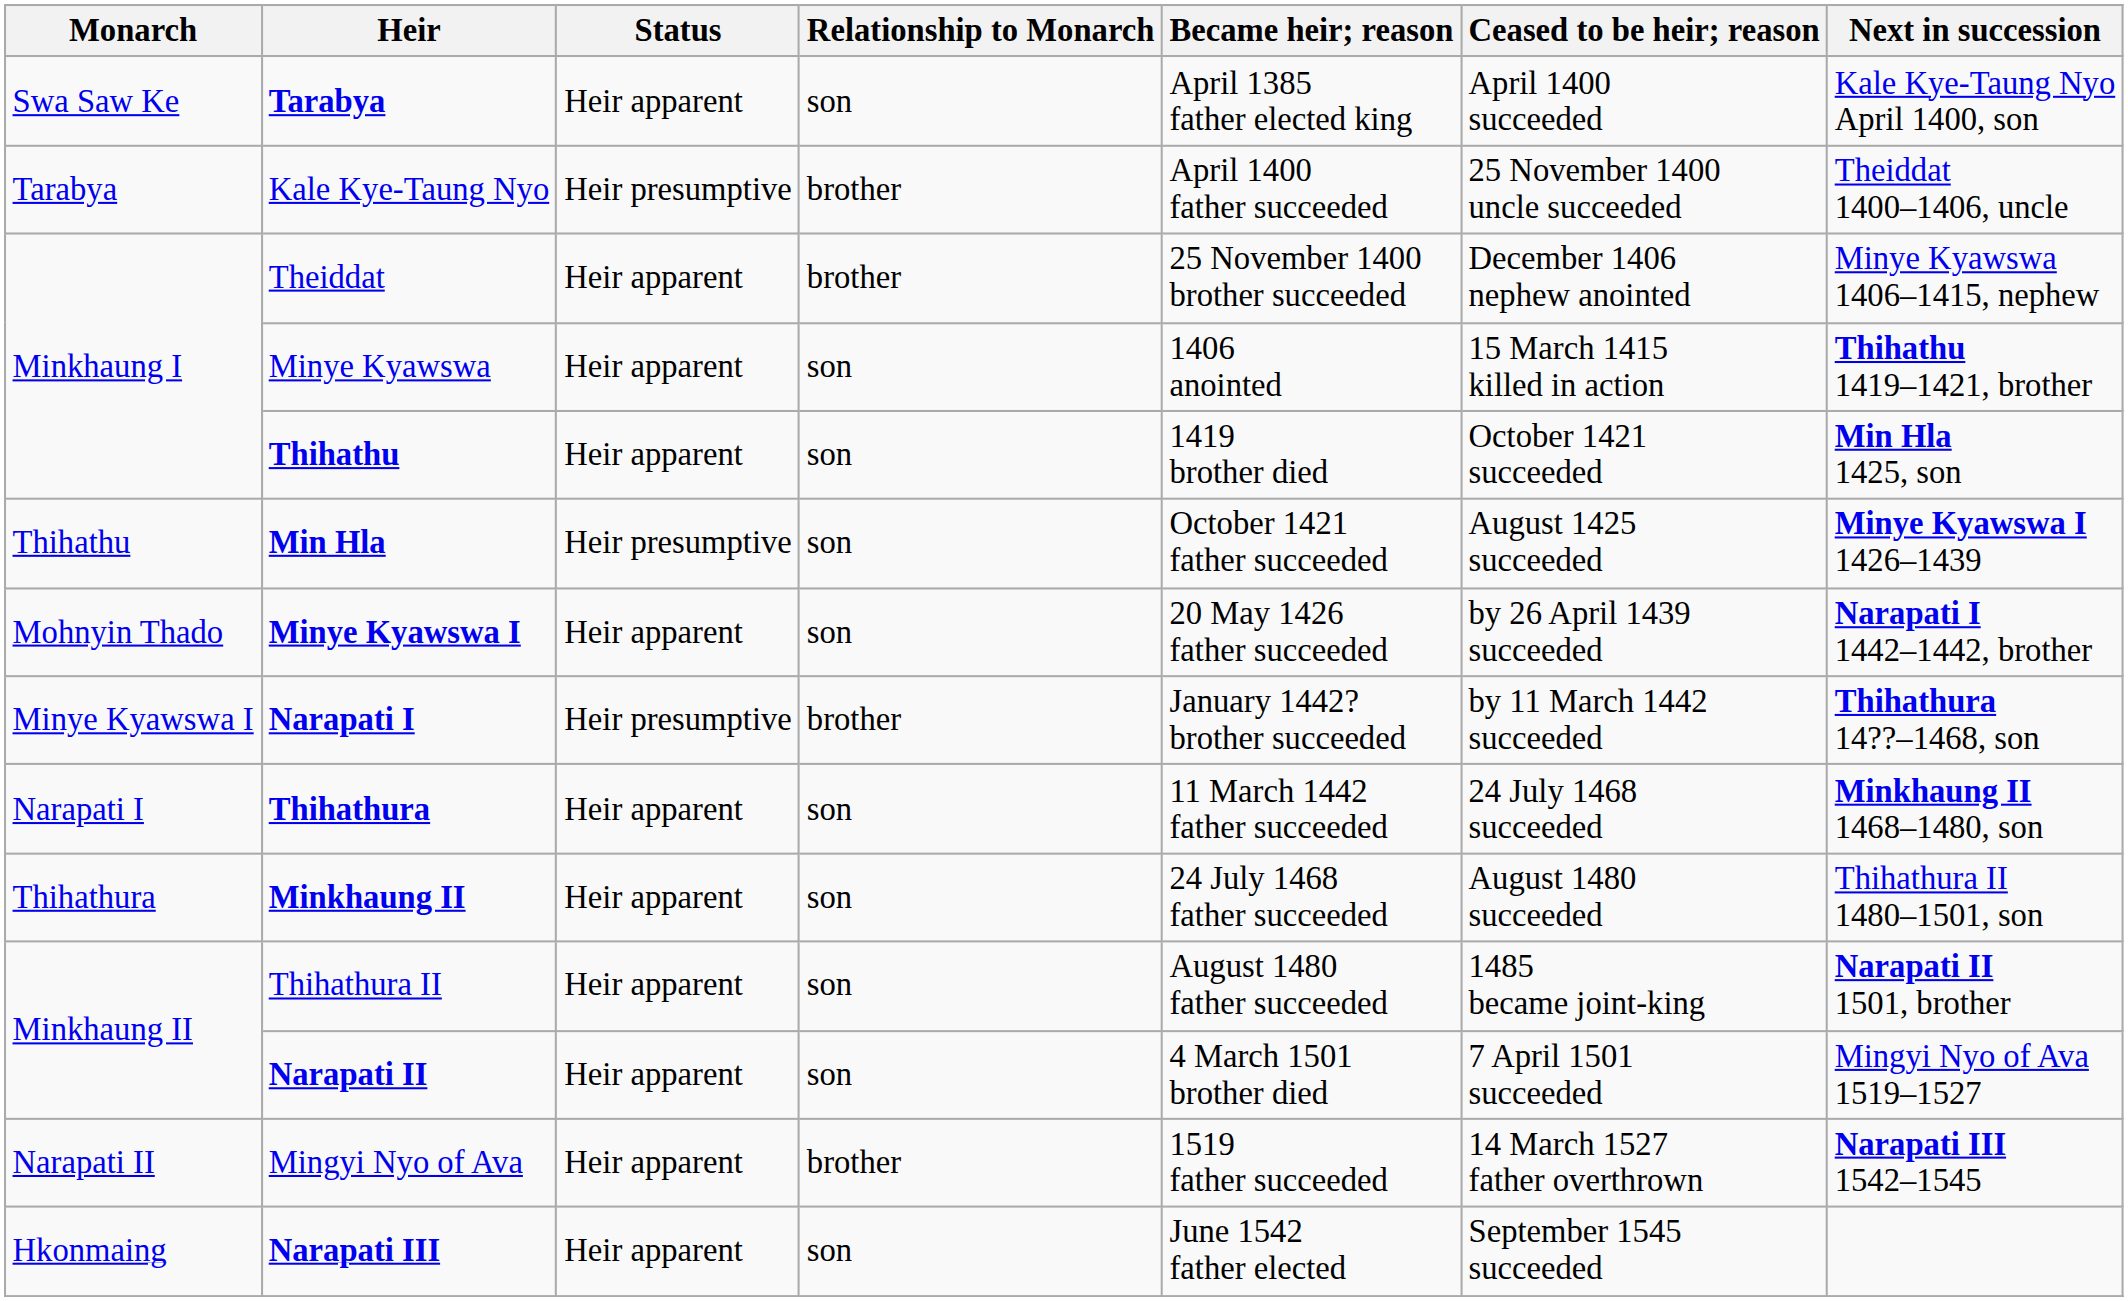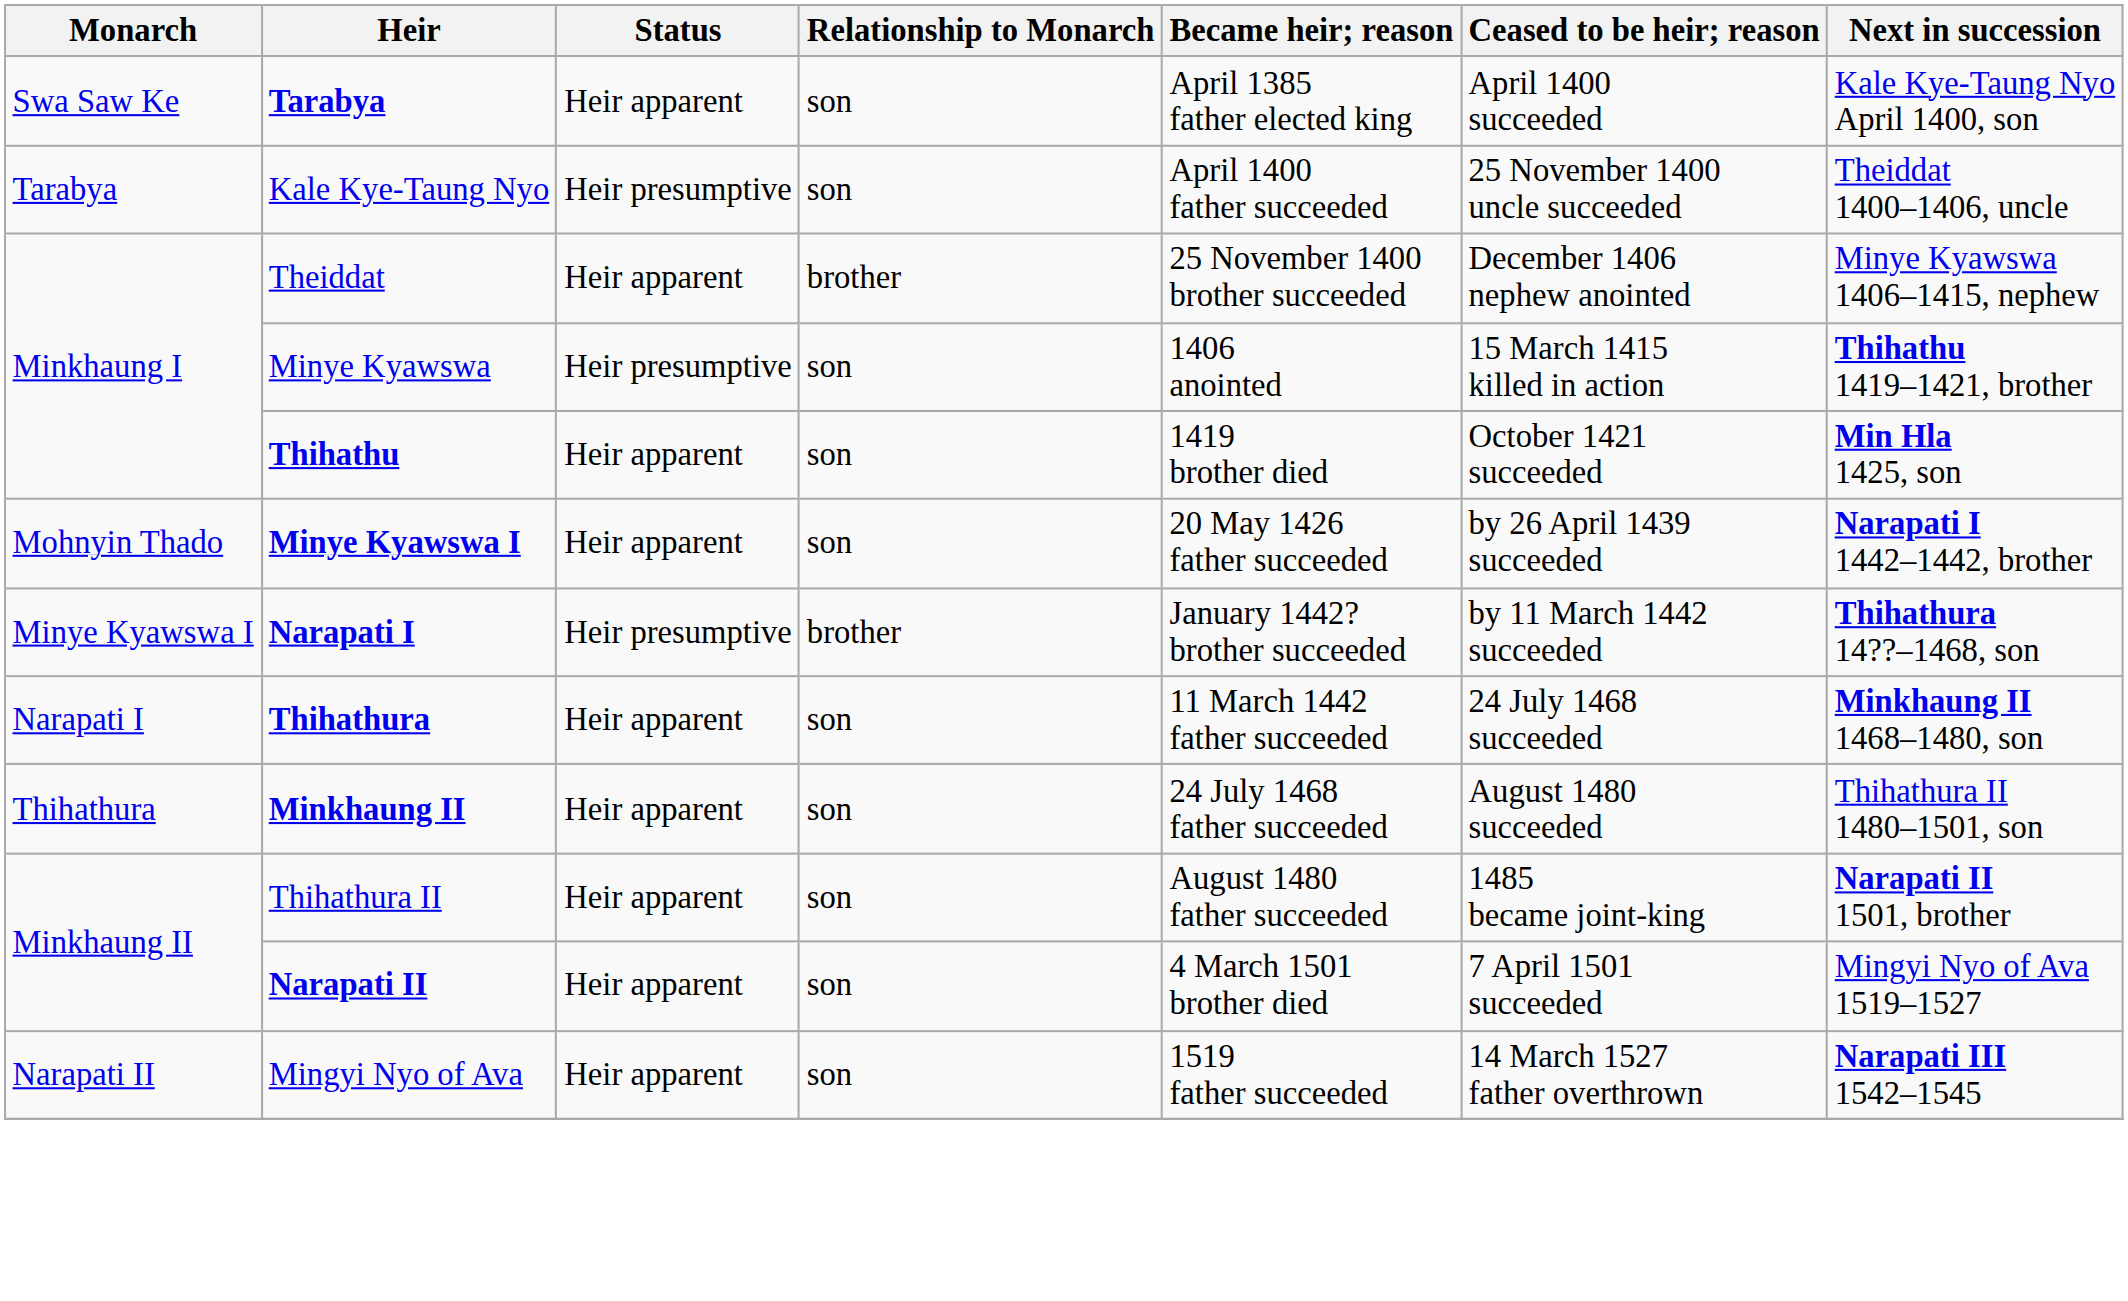(854, 188) brother -> (830, 188) son
(654, 365) Heir apparent -> (678, 365) Heir presumptive
- row: (327, 542)
(854, 1162) brother -> (830, 1073) son
- row: (354, 1250)
